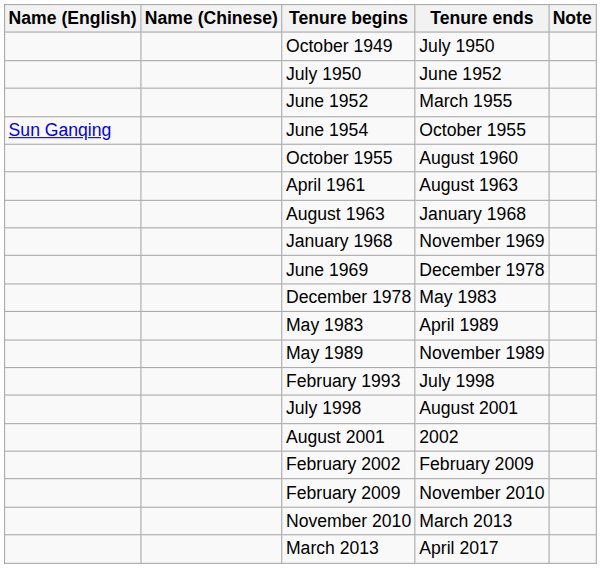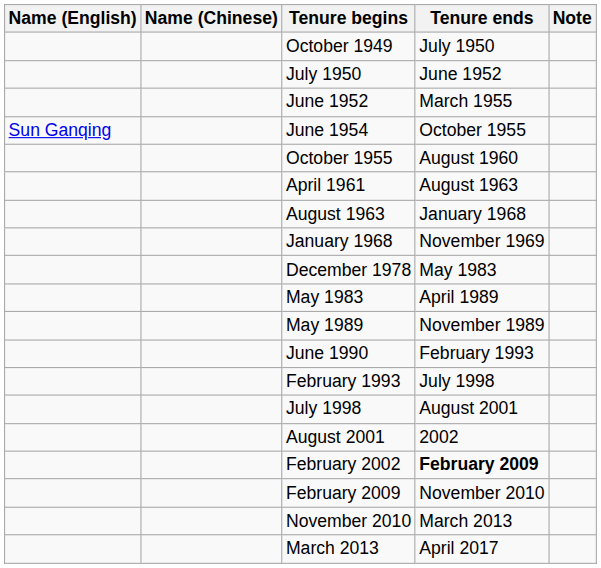- row: (327, 269)
+ row: (327, 353)
(477, 465) normal -> (479, 465) bold
